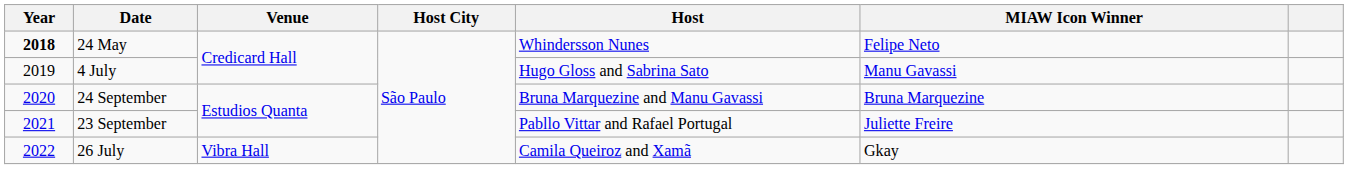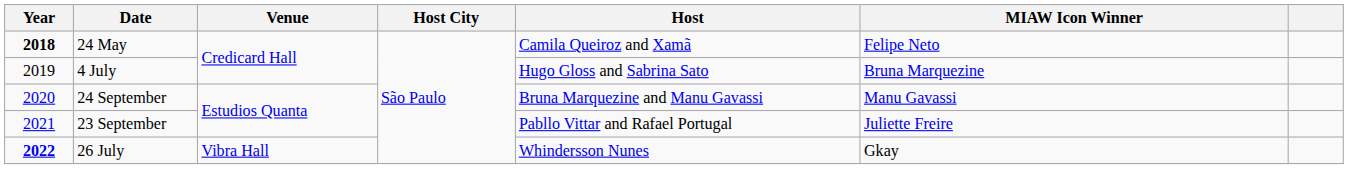(584, 44) Whindersson Nunes -> (605, 44) Camila Queiroz and Xamã
(910, 71) Manu Gavassi -> (924, 71) Bruna Marquezine
(924, 97) Bruna Marquezine -> (910, 97) Manu Gavassi
(39, 150) normal -> (39, 150) bold
(605, 150) Camila Queiroz and Xamã -> (584, 150) Whindersson Nunes
